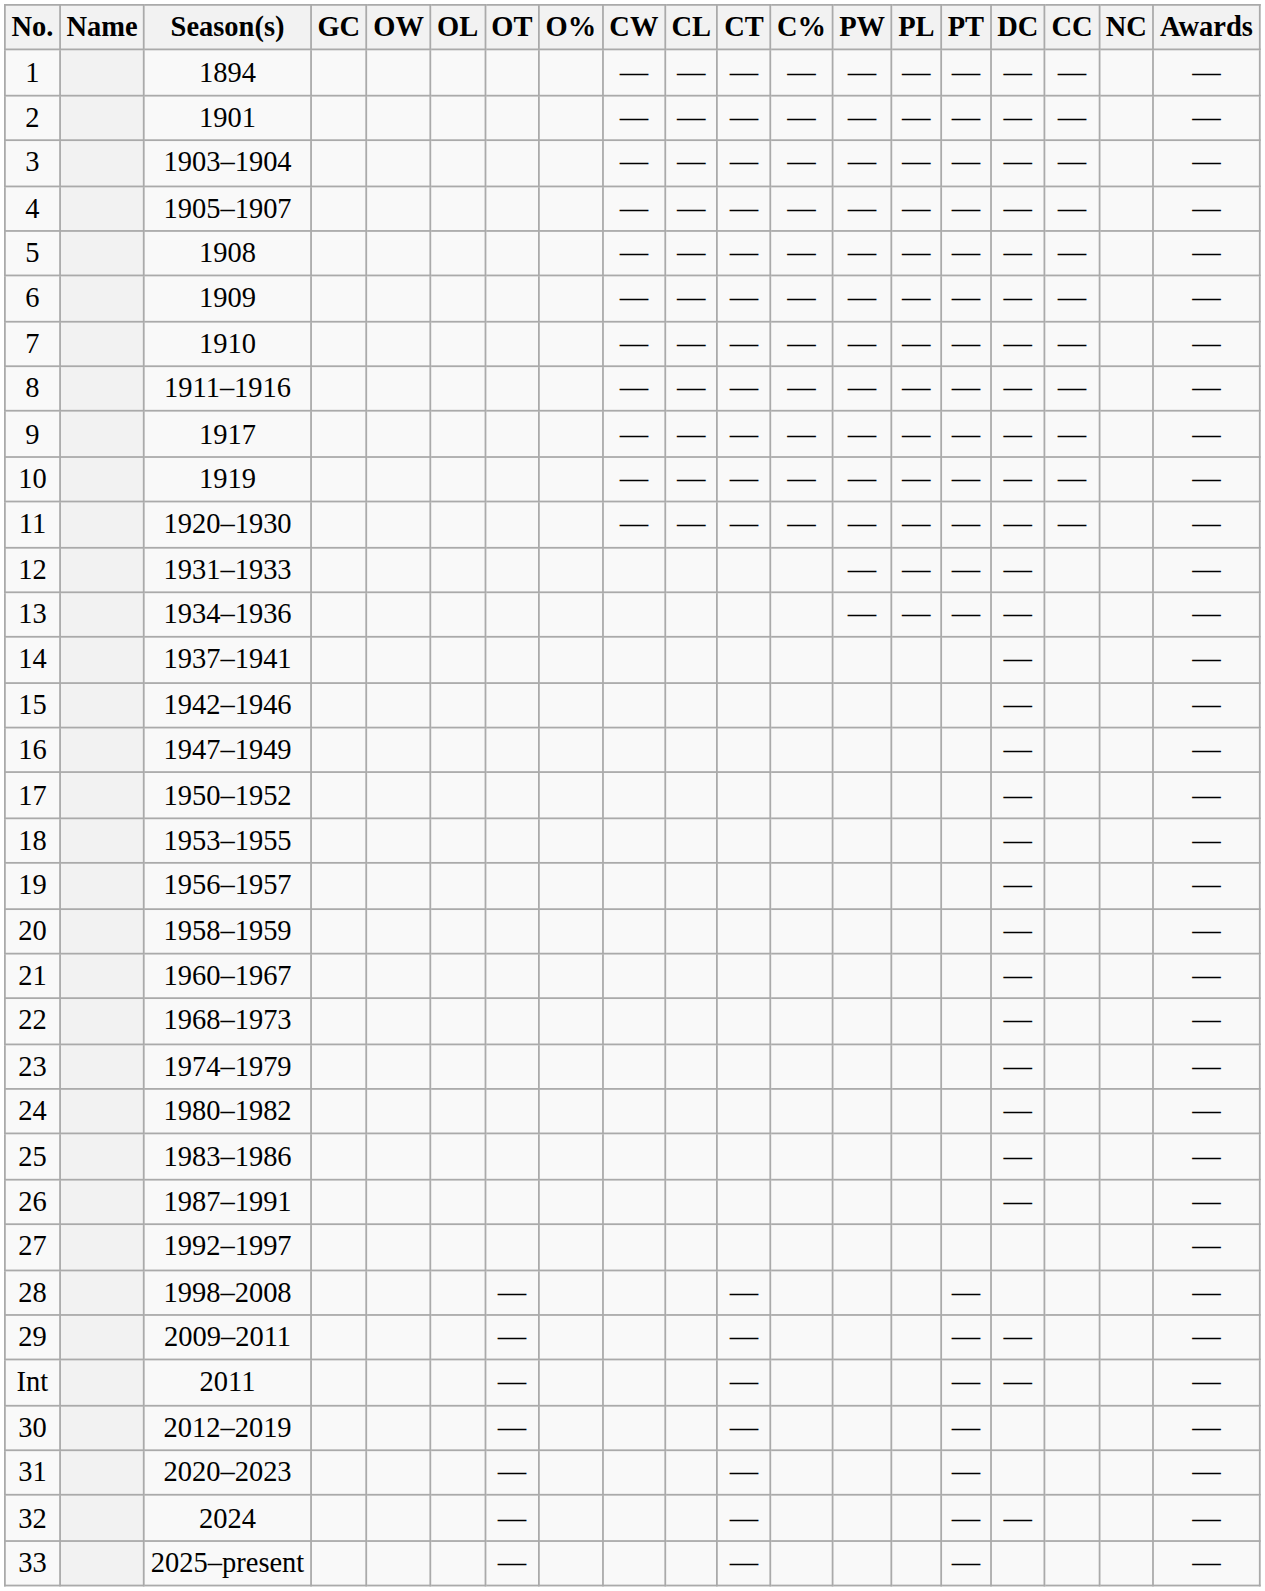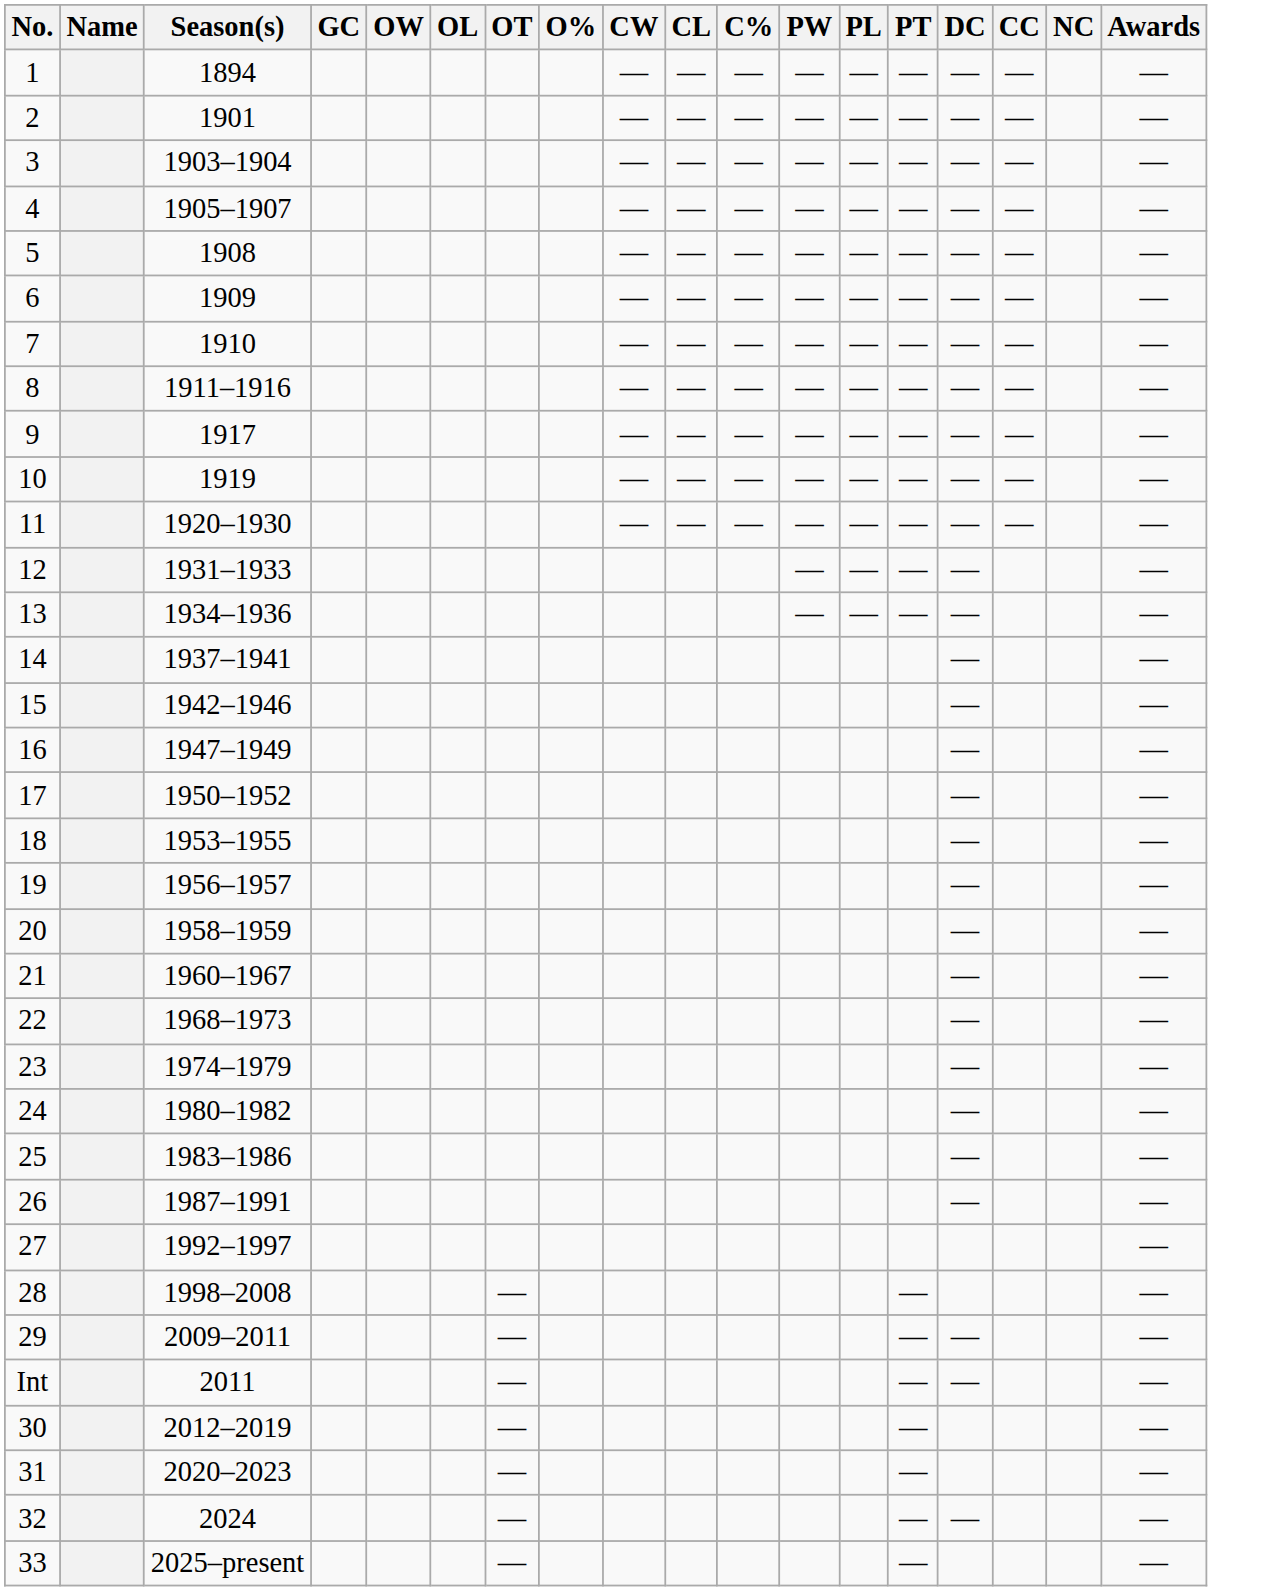- column: (744, 27)
